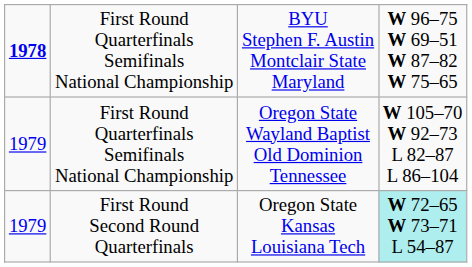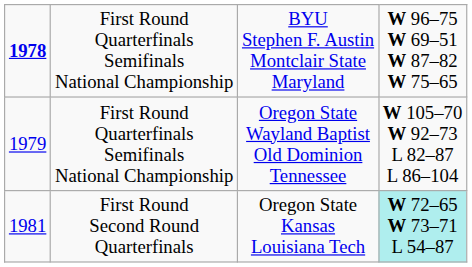(28, 226) 1979 -> (28, 226) 1981
